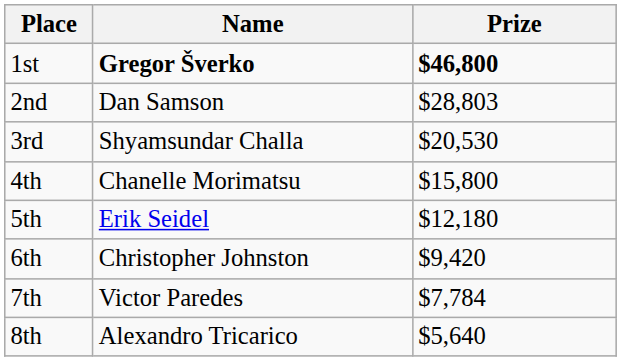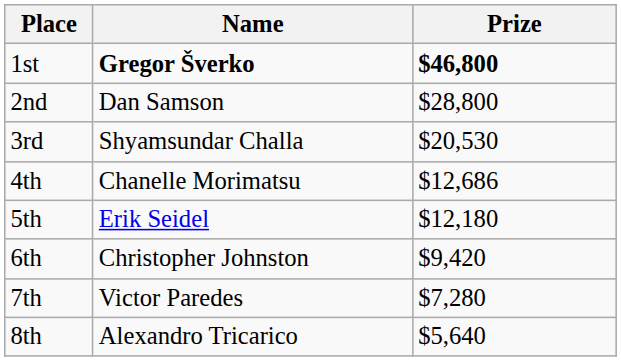(458, 102) $28,803 -> (458, 102) $28,800
(458, 180) $15,800 -> (458, 180) $12,686
(452, 297) $7,784 -> (452, 297) $7,280
